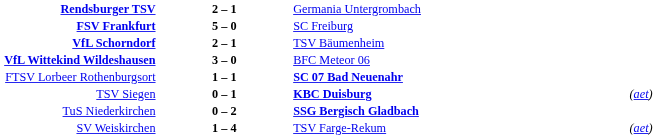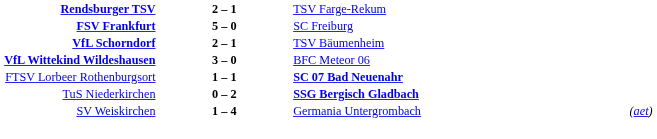(357, 9) Germania Untergrombach -> (340, 9) TSV Farge-Rekum
- row: (126, 94)
(340, 128) TSV Farge-Rekum -> (357, 111) Germania Untergrombach
